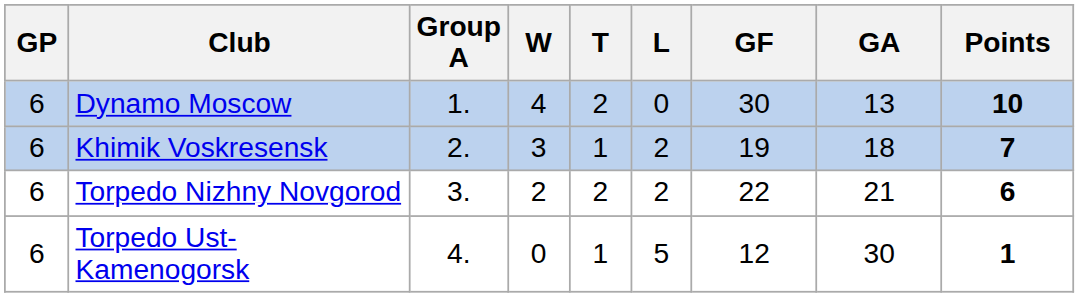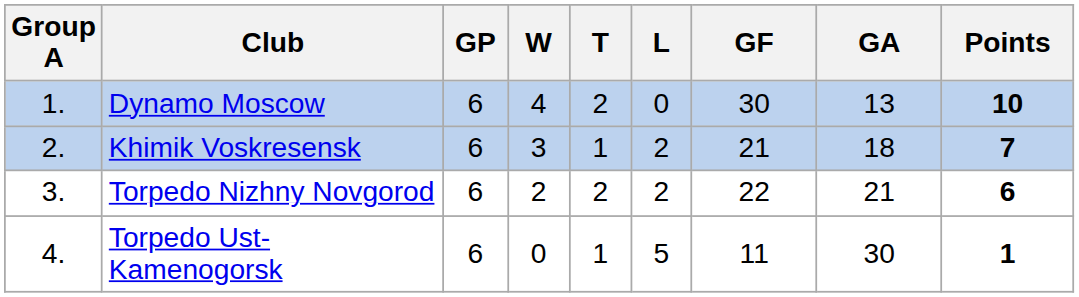columns swapped: (459, 42) <-> (37, 42)
(754, 147) 19 -> (754, 147) 21
(754, 252) 12 -> (754, 252) 11
